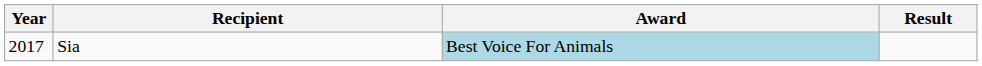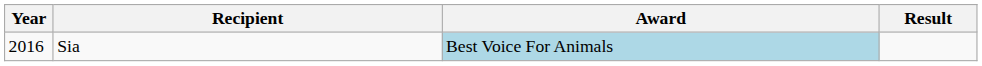(26, 46) 2017 -> (26, 46) 2016
